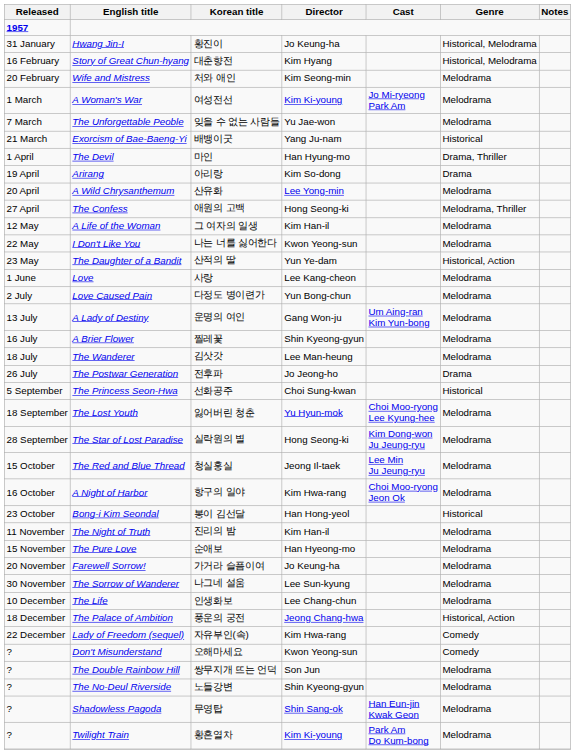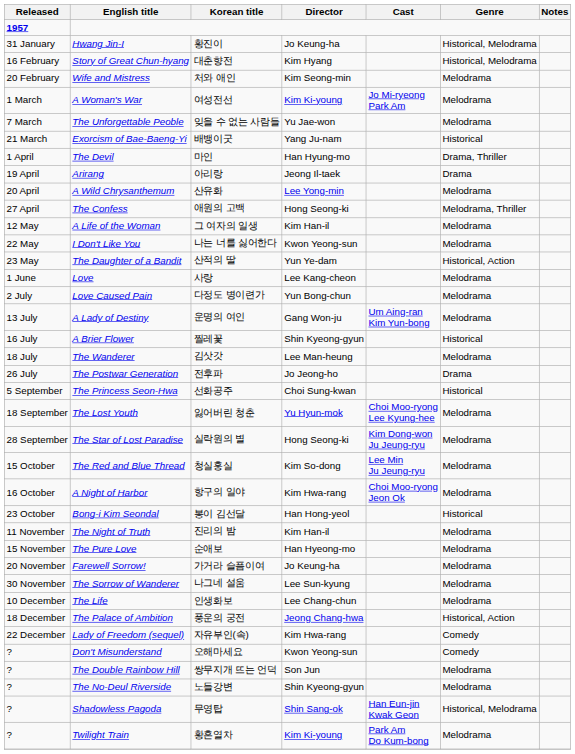(312, 174) Kim So-dong -> (312, 174) Jeong Il-taek
(467, 339) Melodrama -> (462, 339) Historical
(312, 466) Jeong Il-taek -> (312, 466) Kim So-dong
(467, 709) Melodrama -> (490, 709) Historical, Melodrama
